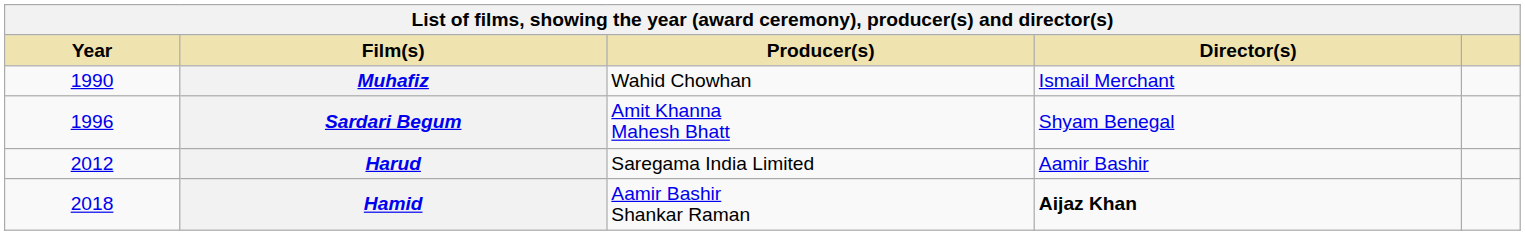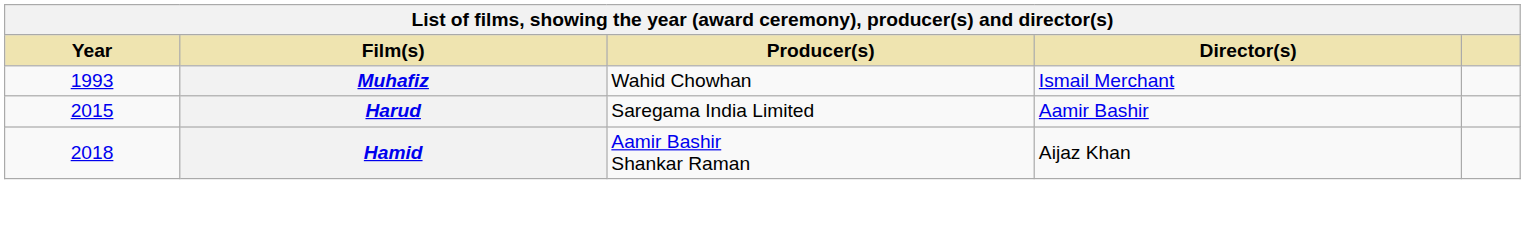(92, 80) 1990 -> (92, 80) 1993
- row: (393, 121)
(92, 163) 2012 -> (92, 111) 2015
(1088, 204) bold -> (1085, 152) normal
